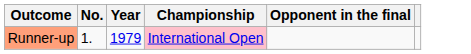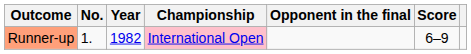+ column: (437, 15)
(126, 37) 1979 -> (126, 37) 1982
